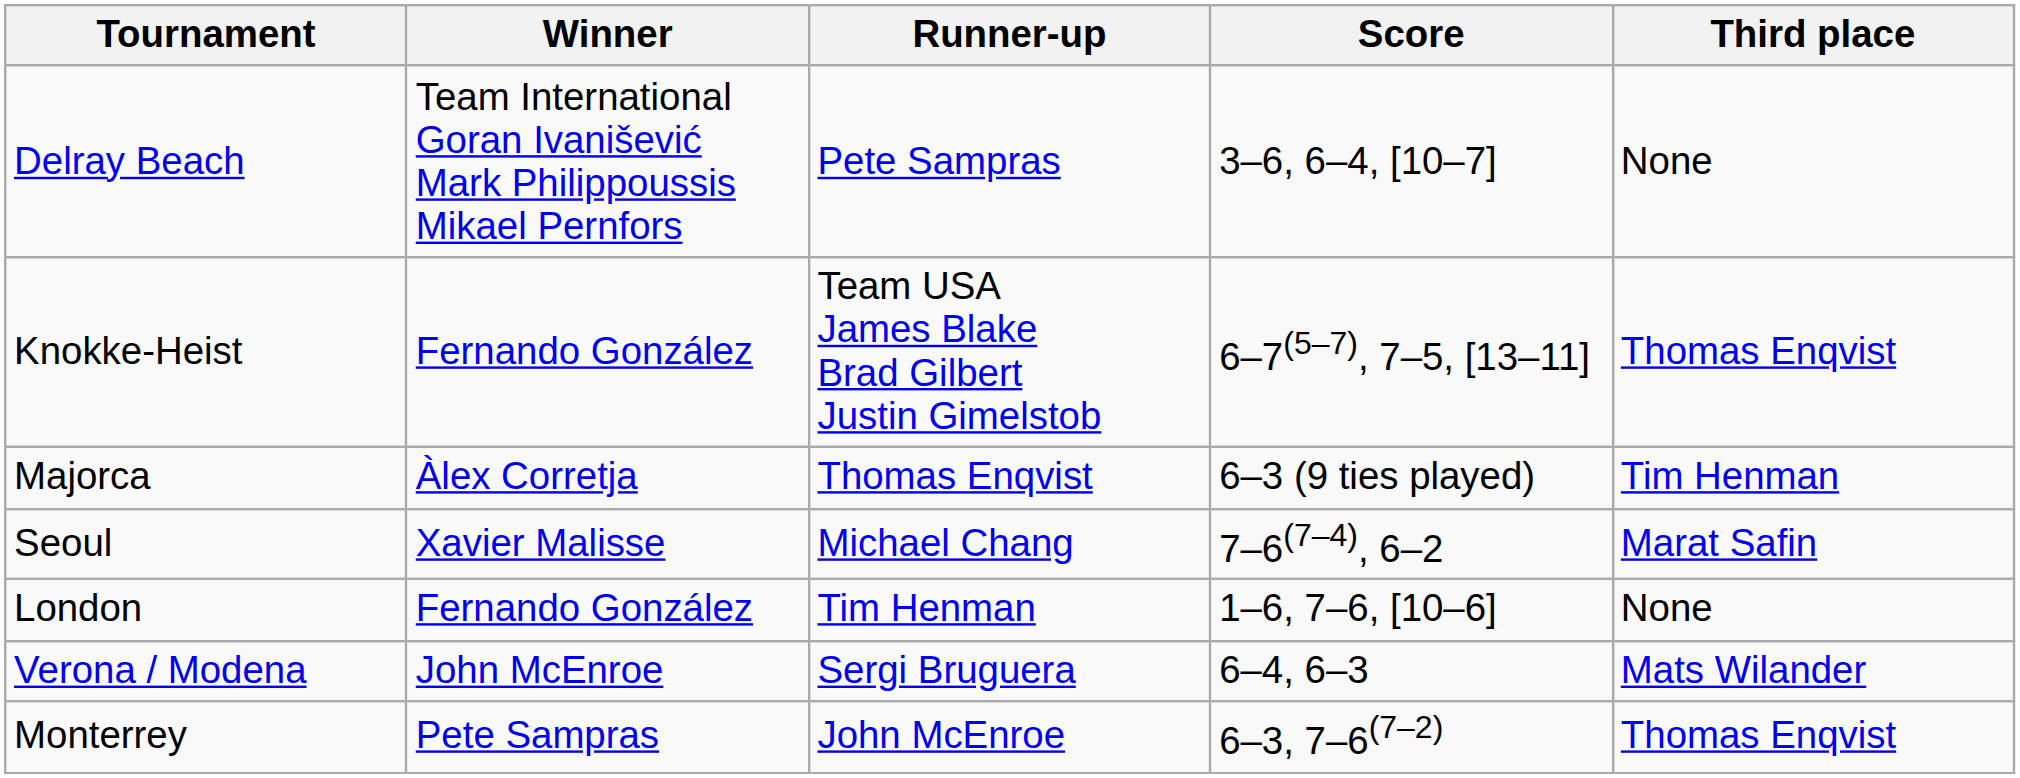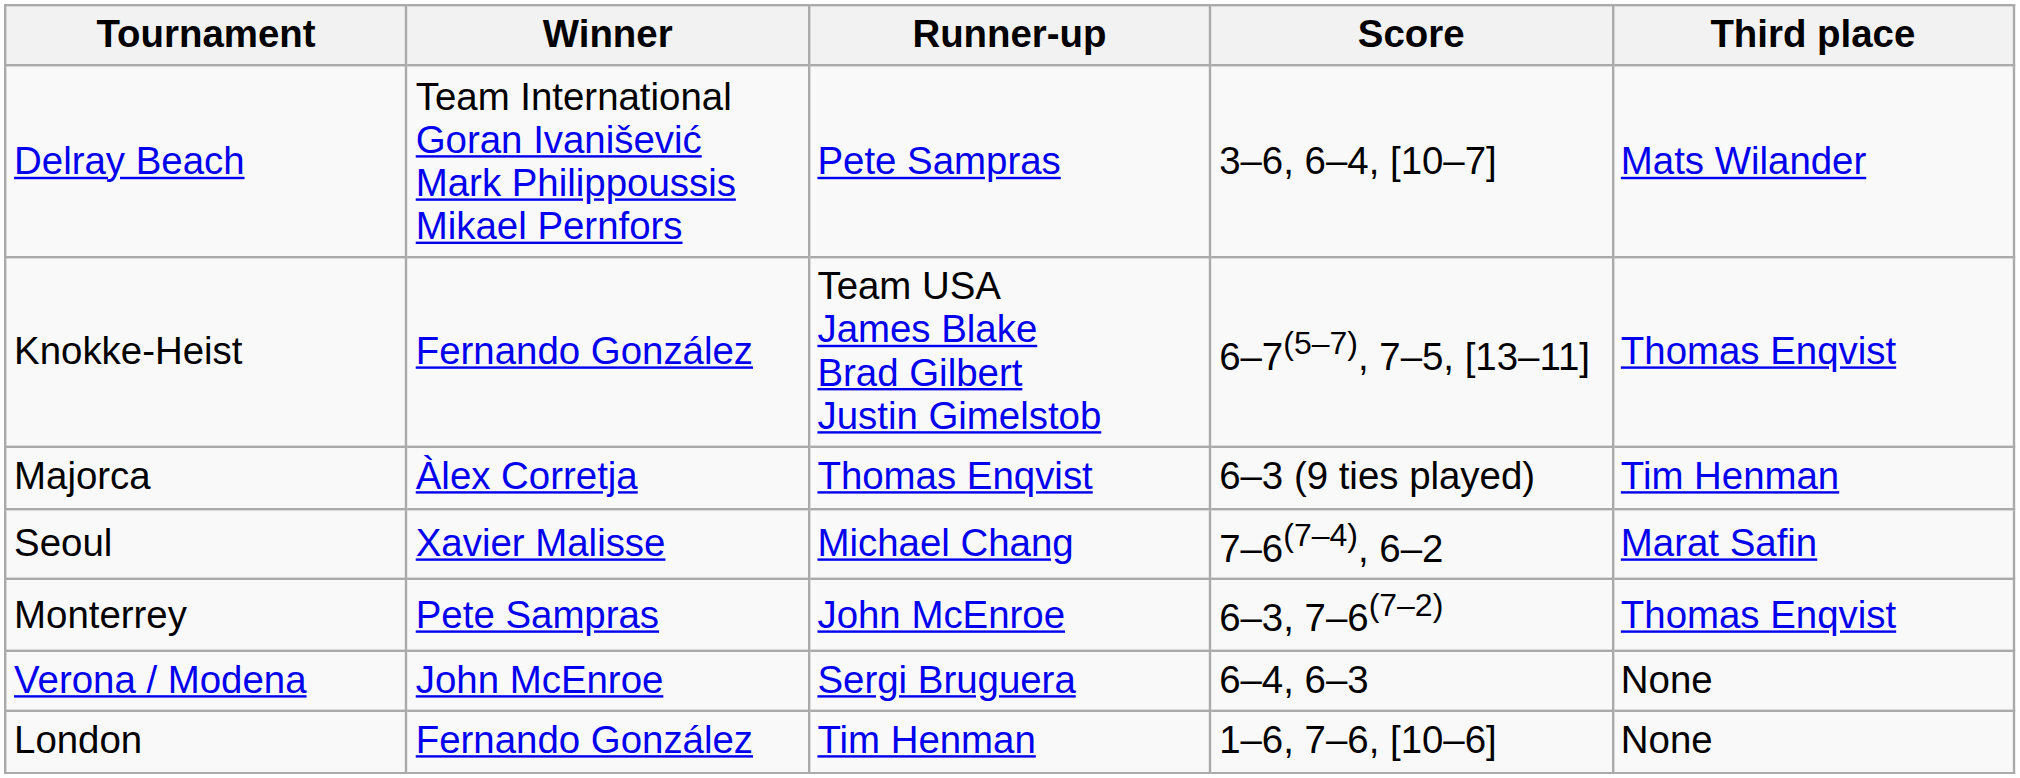(1667, 160) None -> (1744, 160) Mats Wilander
rows swapped: (100, 736) <-> (78, 609)
(1744, 669) Mats Wilander -> (1667, 680) None
